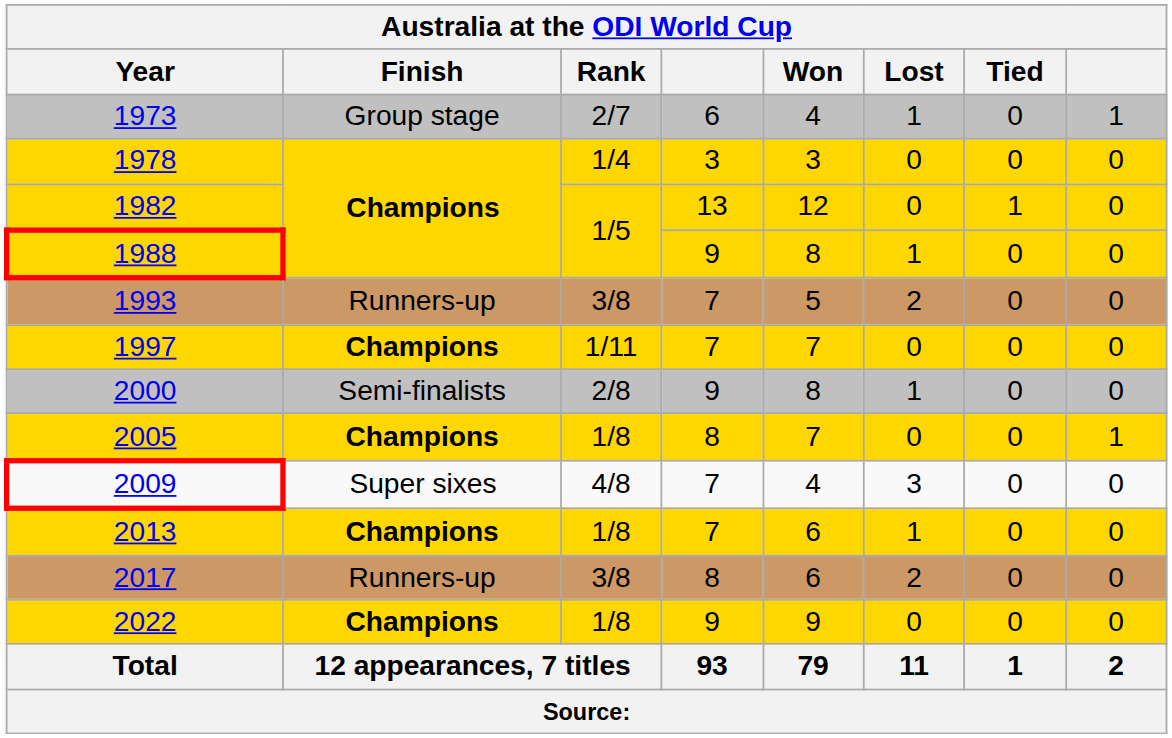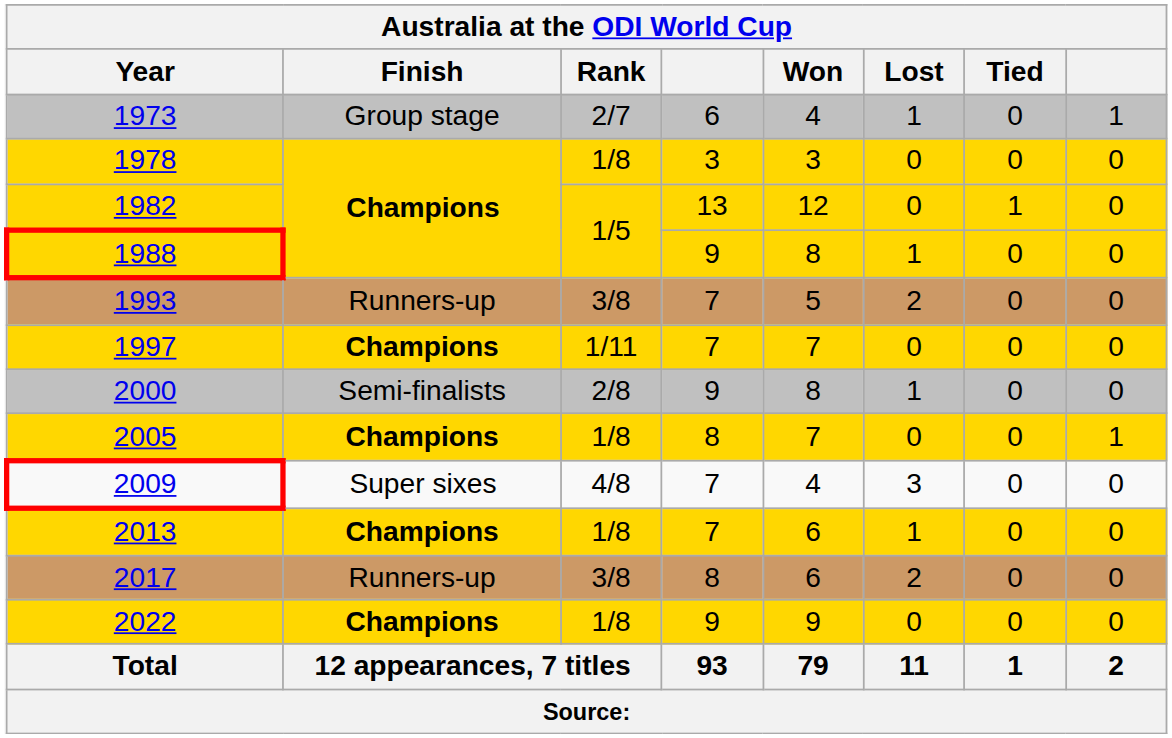(611, 160) 1/4 -> (611, 160) 1/8
